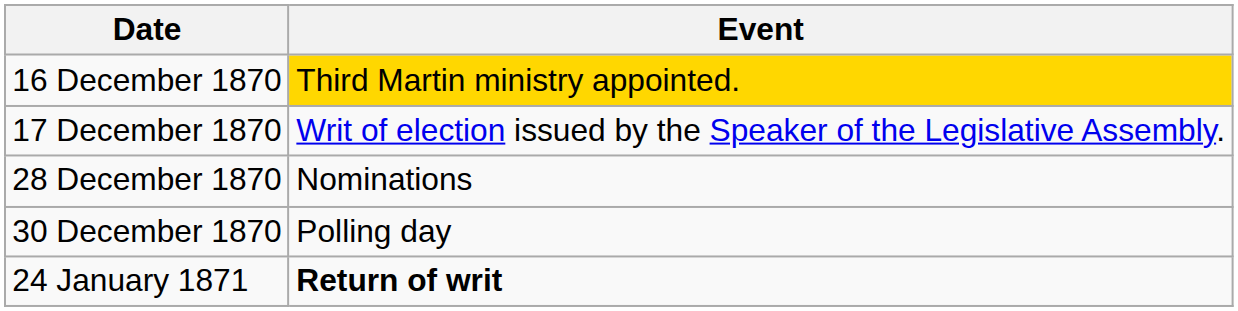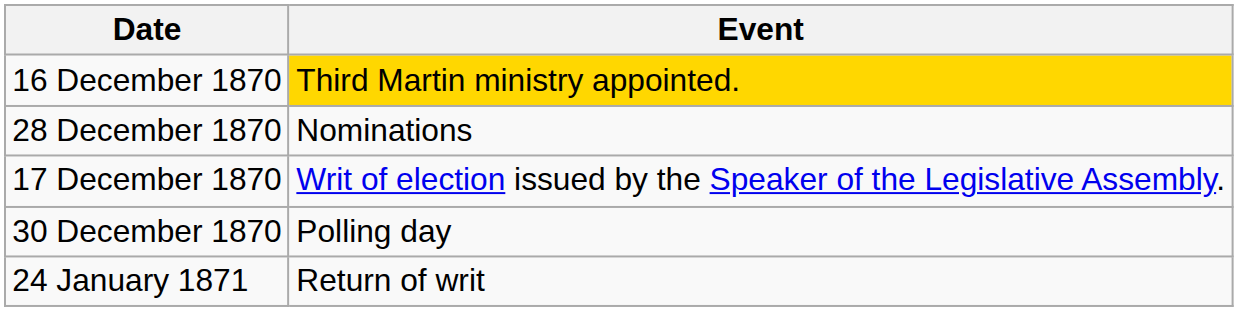rows swapped: (147, 130) <-> (147, 180)
(399, 280) bold -> (391, 280) normal
